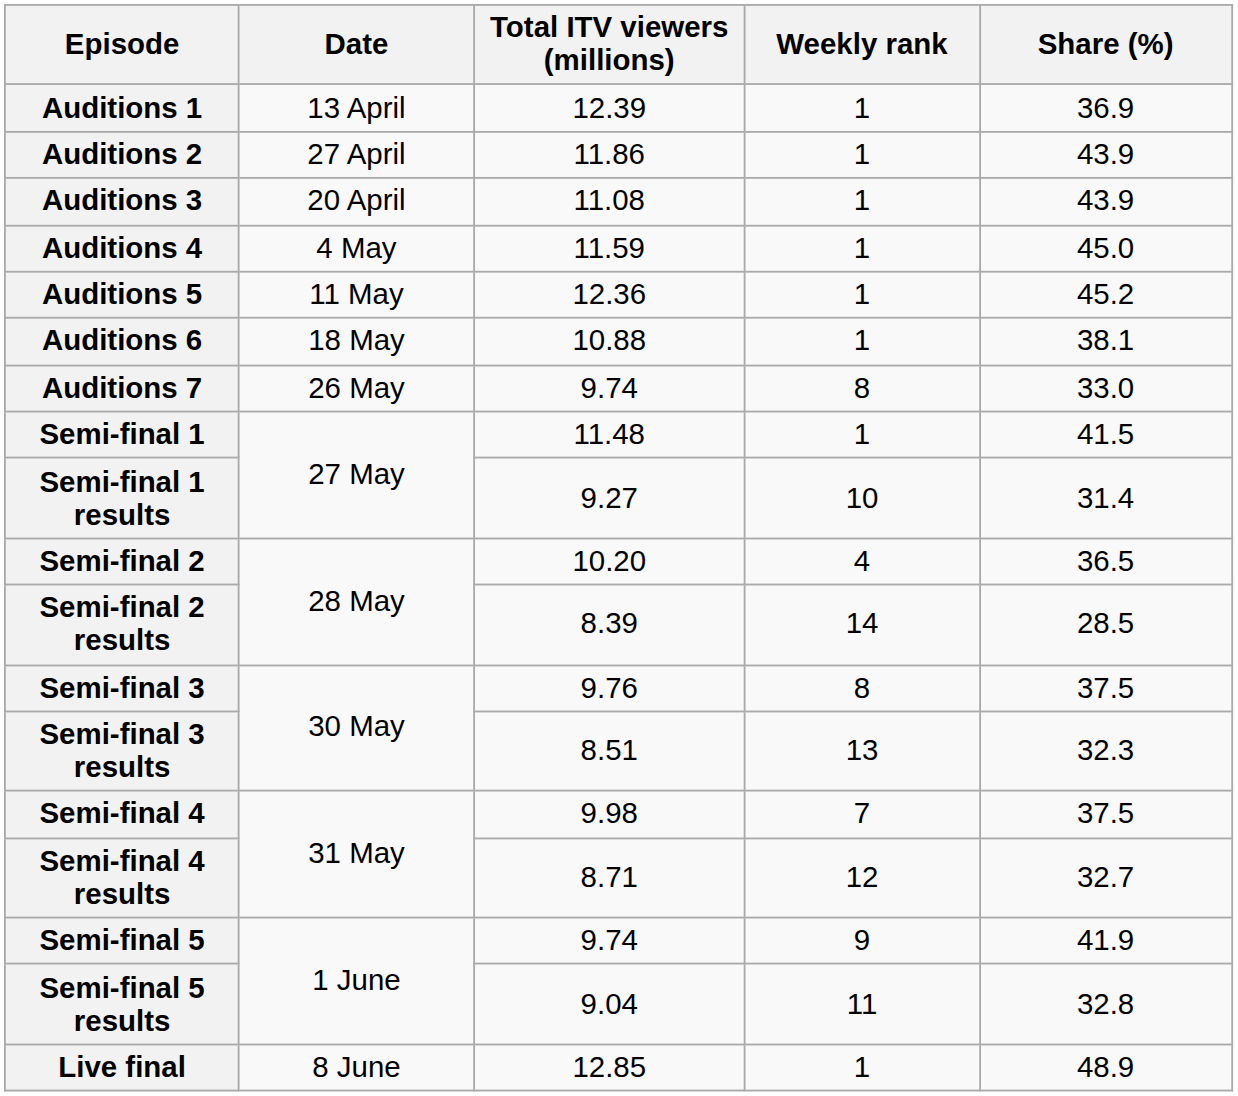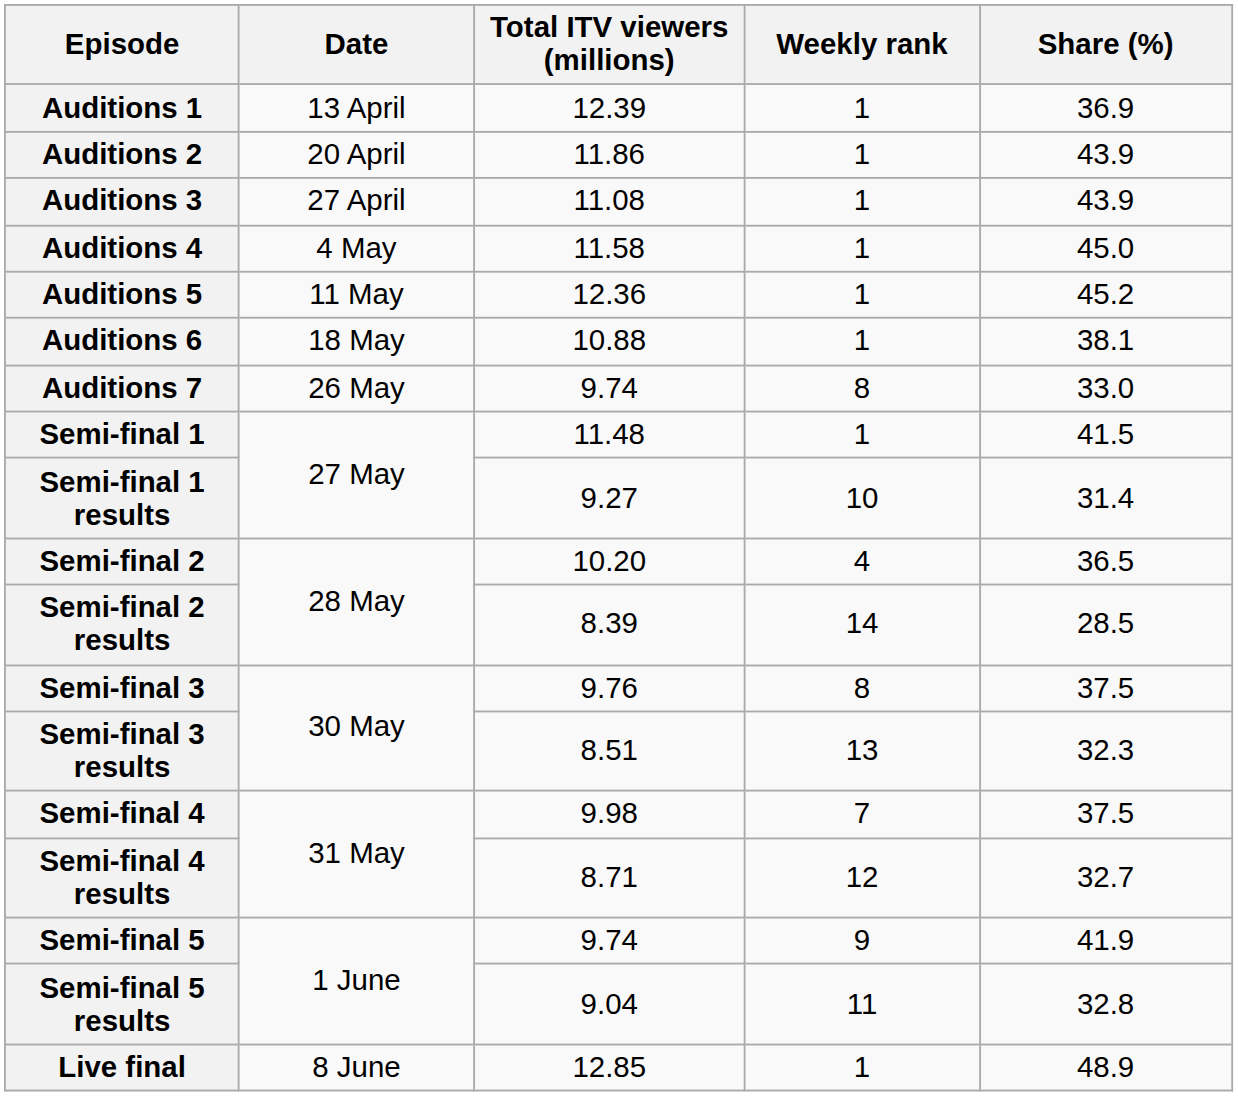(356, 154) 27 April -> (356, 154) 20 April
(356, 201) 20 April -> (356, 201) 27 April
(609, 247) 11.59 -> (609, 247) 11.58
